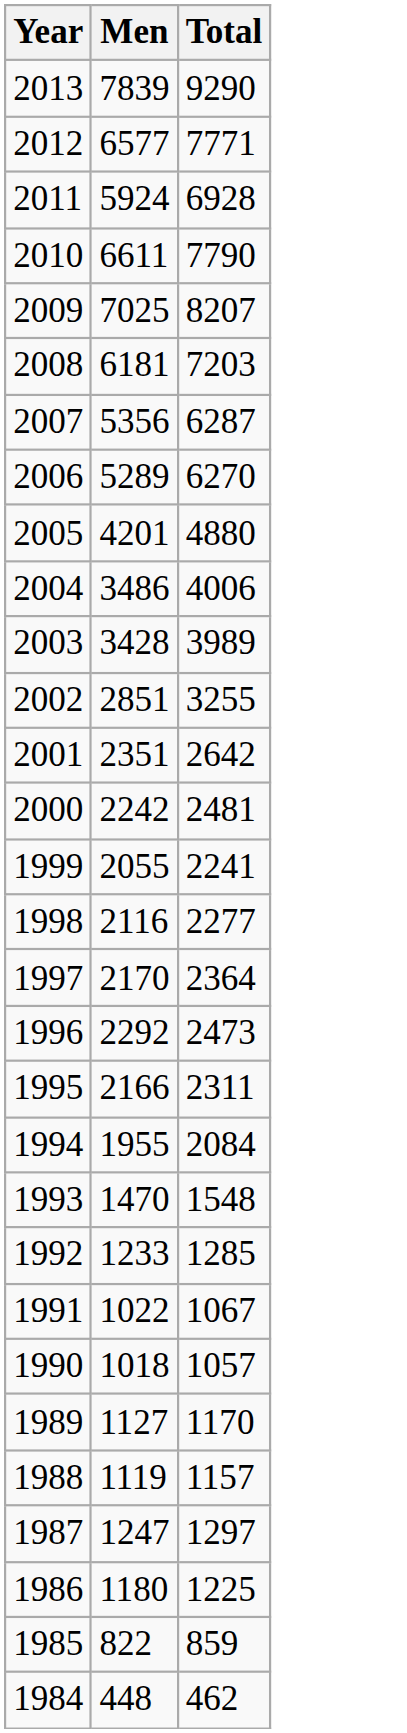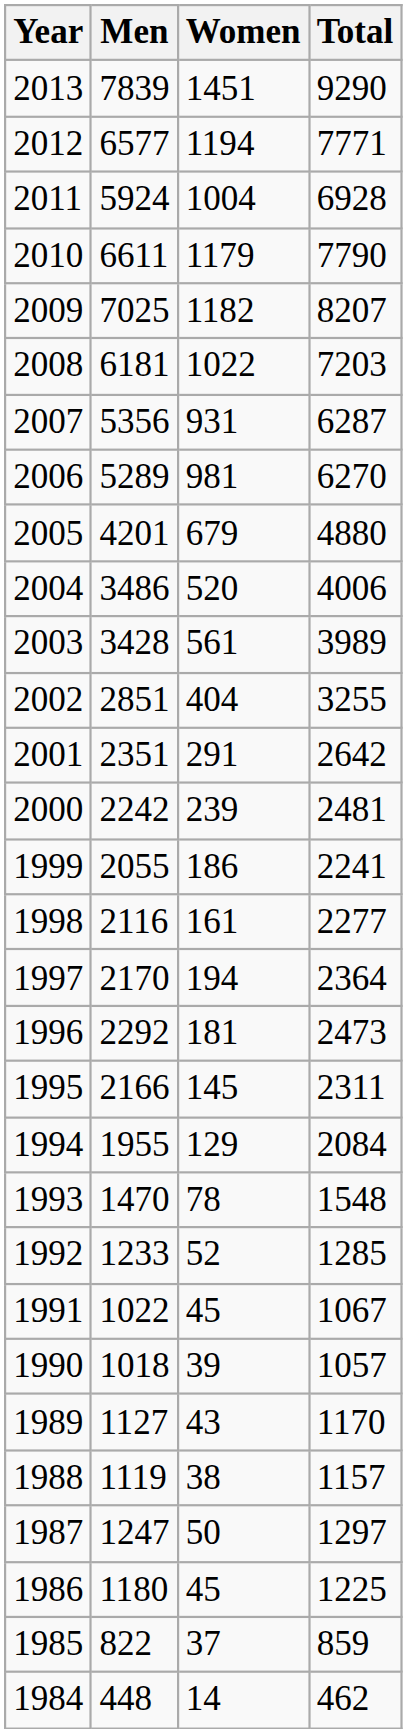+ column: (243, 32)
